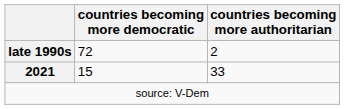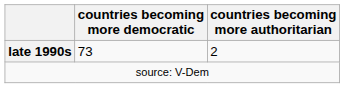(85, 51) 72 -> (85, 51) 73
- row: (40, 72)
